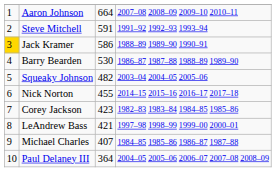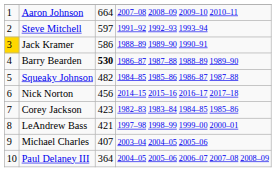(105, 28) 591 -> (105, 28) 597
(105, 61) normal -> (105, 61) bold
(162, 77) 2003–04 2004–05 2005–06 -> (178, 77) 1984–85 1985–86 1986–87 1987–88
(105, 93) 455 -> (105, 93) 456
(178, 142) 1984–85 1985–86 1986–87 1987–88 -> (162, 142) 2003–04 2004–05 2005–06
